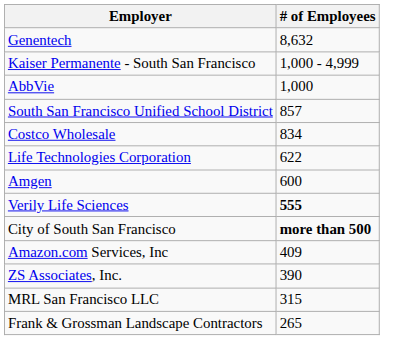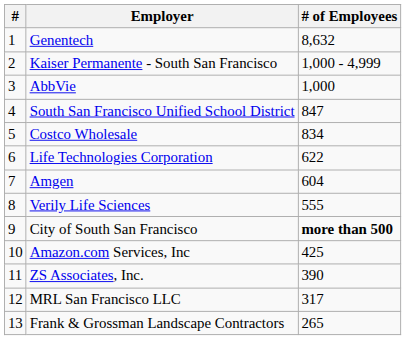+ column: (15, 16)
(291, 110) 857 -> (313, 110) 847
(291, 181) 600 -> (313, 181) 604
(291, 205) bold -> (313, 205) normal
(291, 252) 409 -> (313, 252) 425
(291, 299) 315 -> (313, 299) 317
